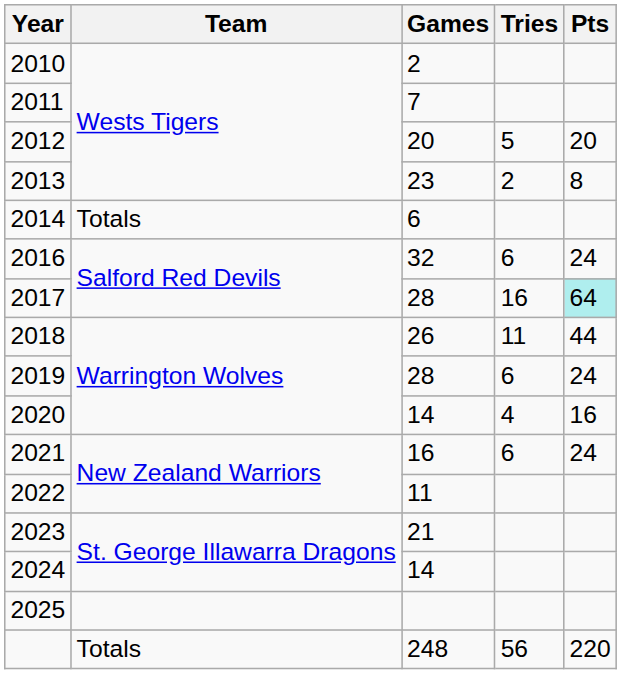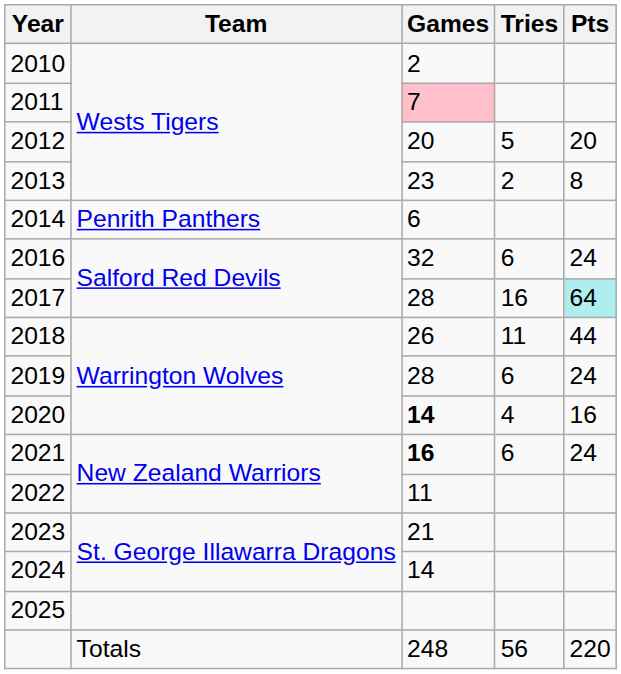(414, 102) no background -> (414, 102) pink background
(109, 219) Totals -> (168, 219) Penrith Panthers
(421, 414) normal -> (421, 414) bold
(421, 453) normal -> (421, 453) bold
